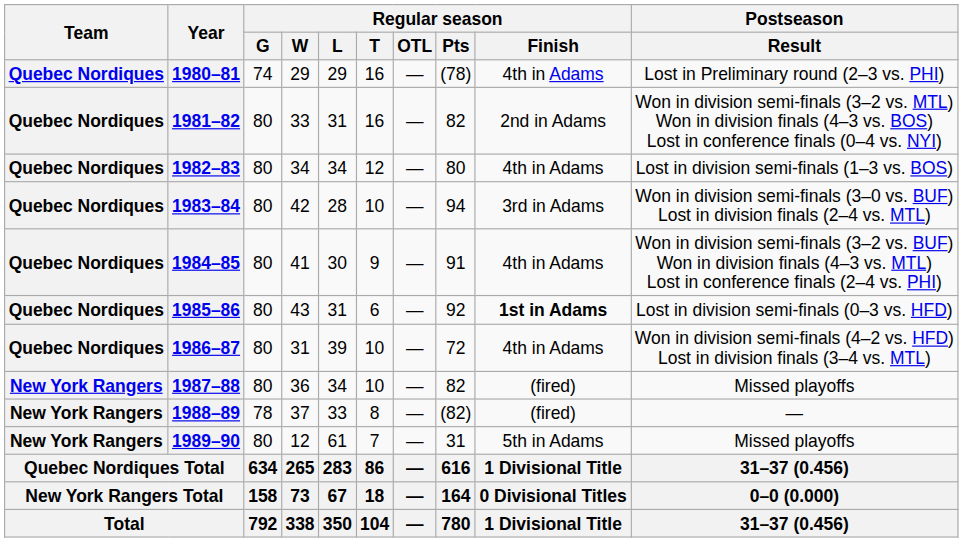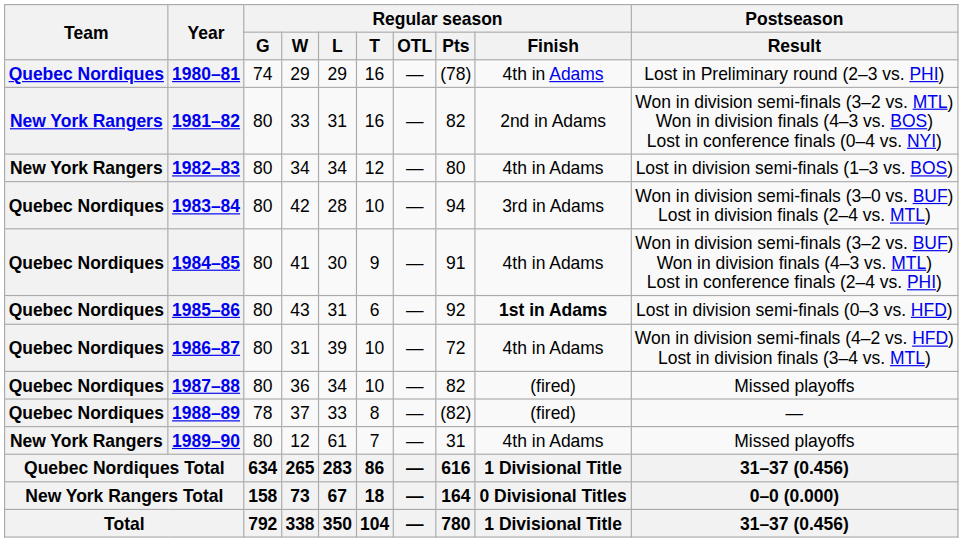(86, 121) Quebec Nordiques -> (86, 121) New York Rangers
(86, 168) Quebec Nordiques -> (86, 168) New York Rangers
(86, 385) New York Rangers -> (86, 385) Quebec Nordiques
(86, 413) New York Rangers -> (86, 413) Quebec Nordiques
(553, 440) 5th in Adams -> (553, 440) 4th in Adams
